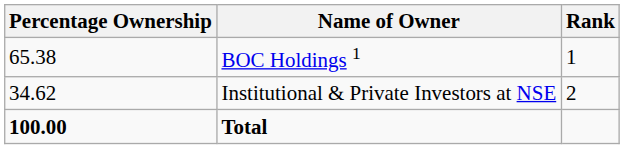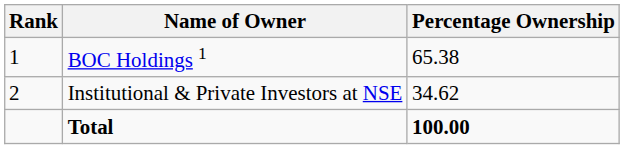columns swapped: (590, 21) <-> (110, 21)
